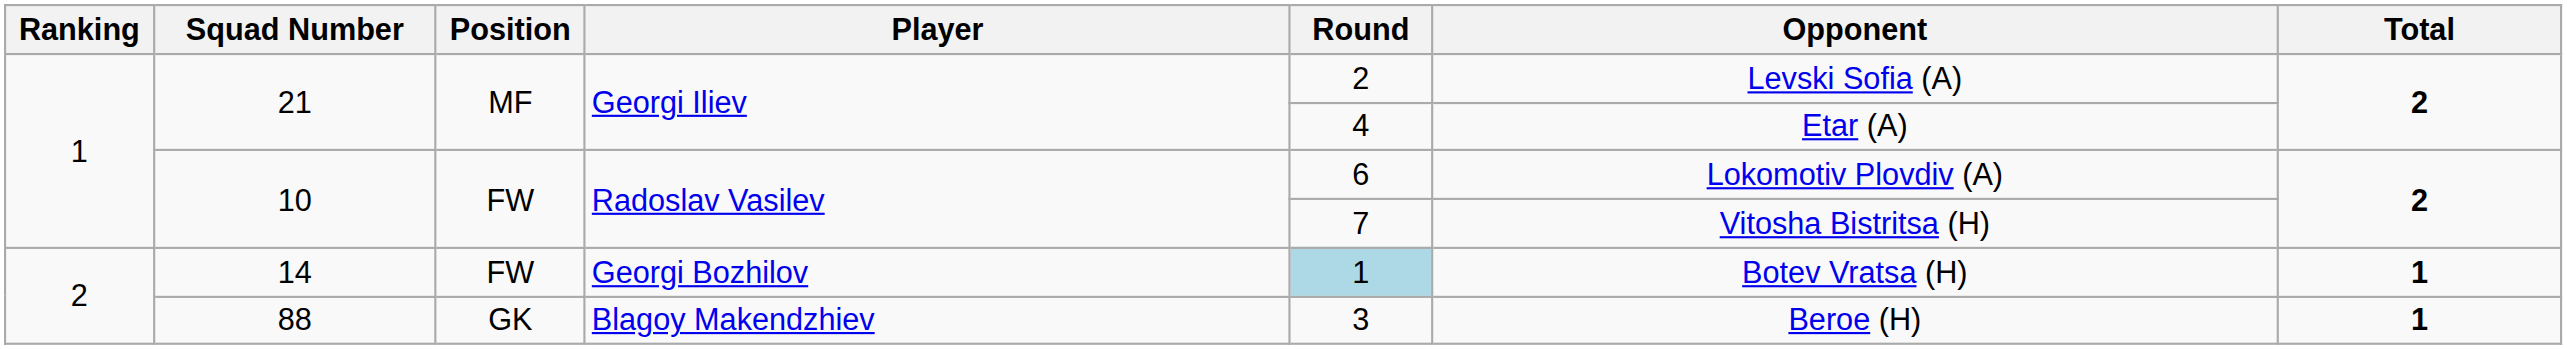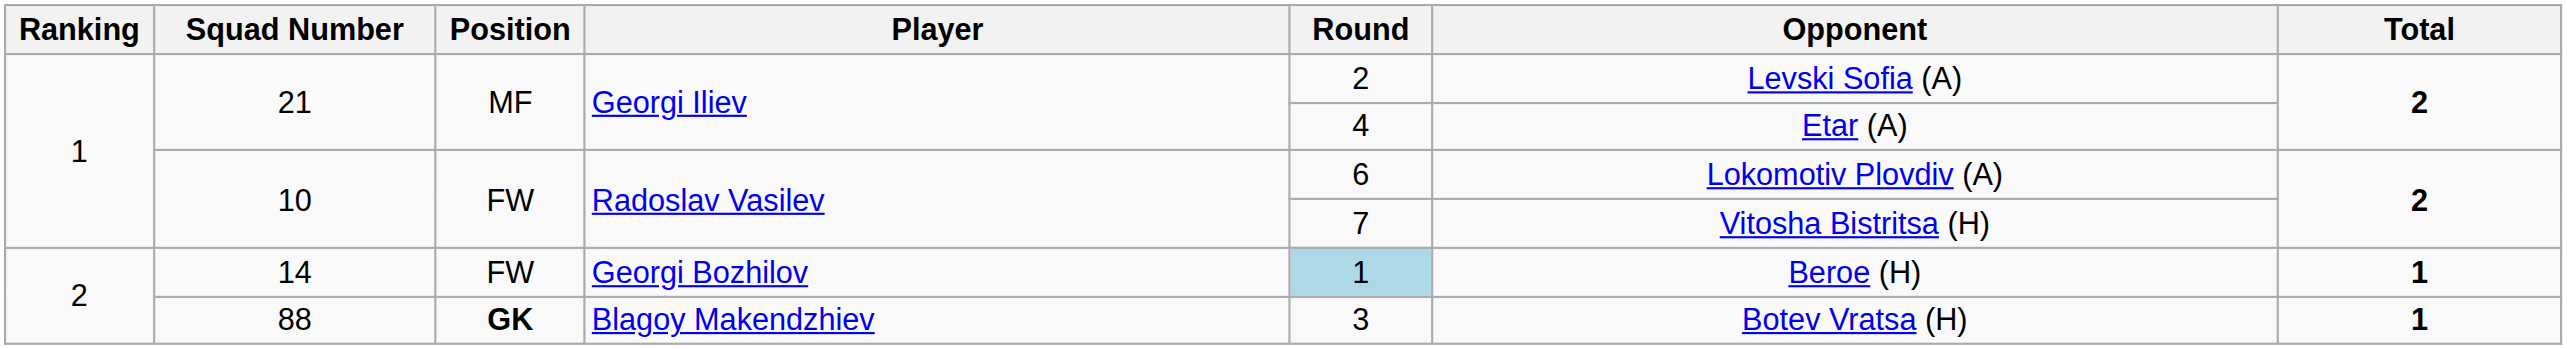(1855, 272) Botev Vratsa (H) -> (1855, 272) Beroe (H)
(510, 320) normal -> (510, 320) bold
(1855, 320) Beroe (H) -> (1855, 320) Botev Vratsa (H)
